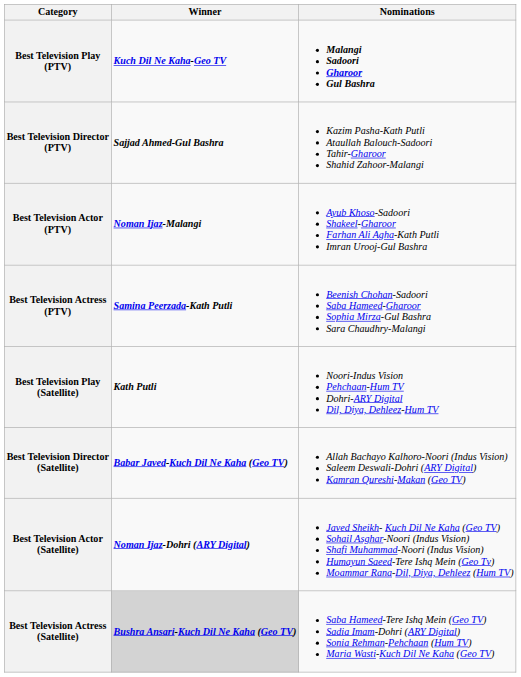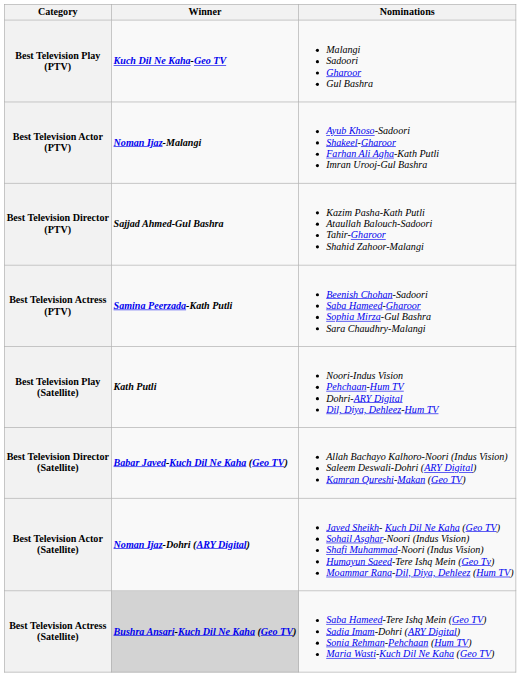(407, 67) bold -> (407, 67) normal
rows swapped: (58, 142) <-> (58, 224)
